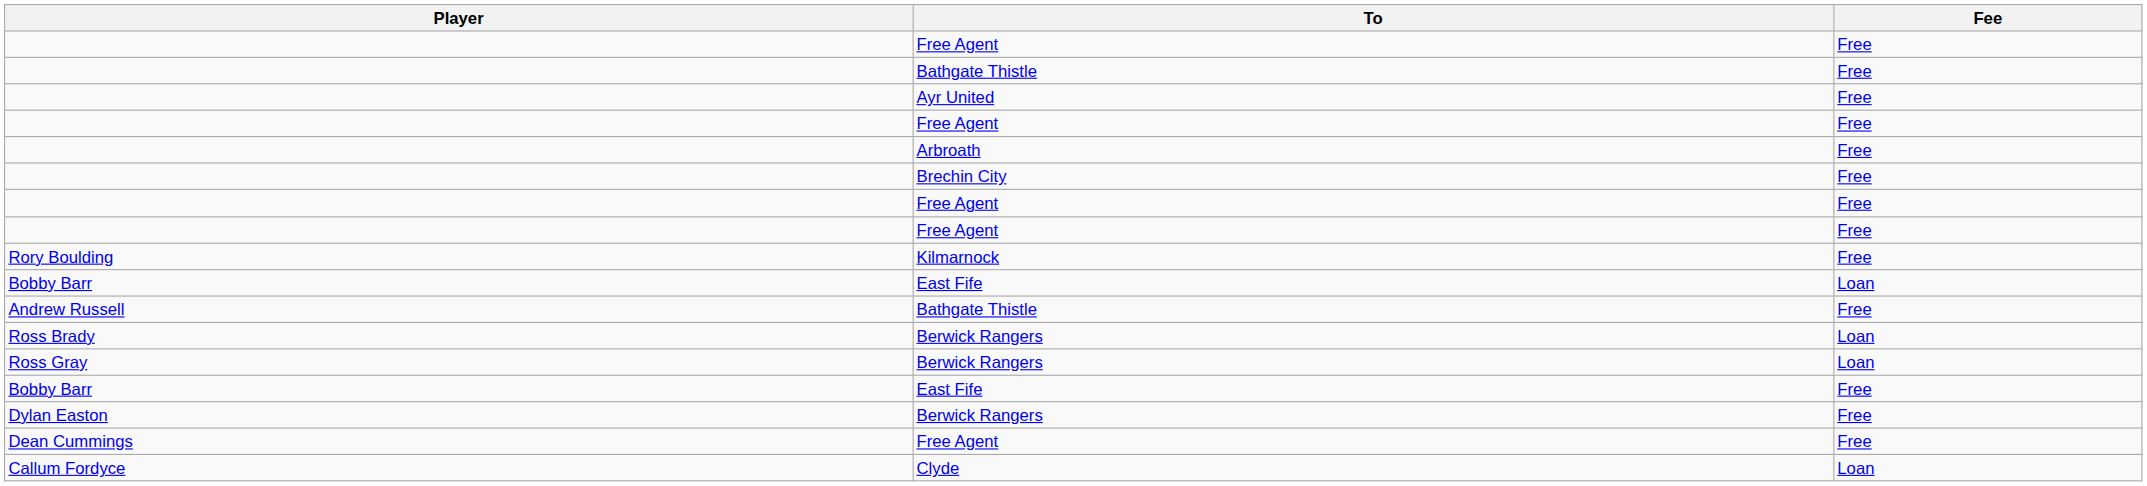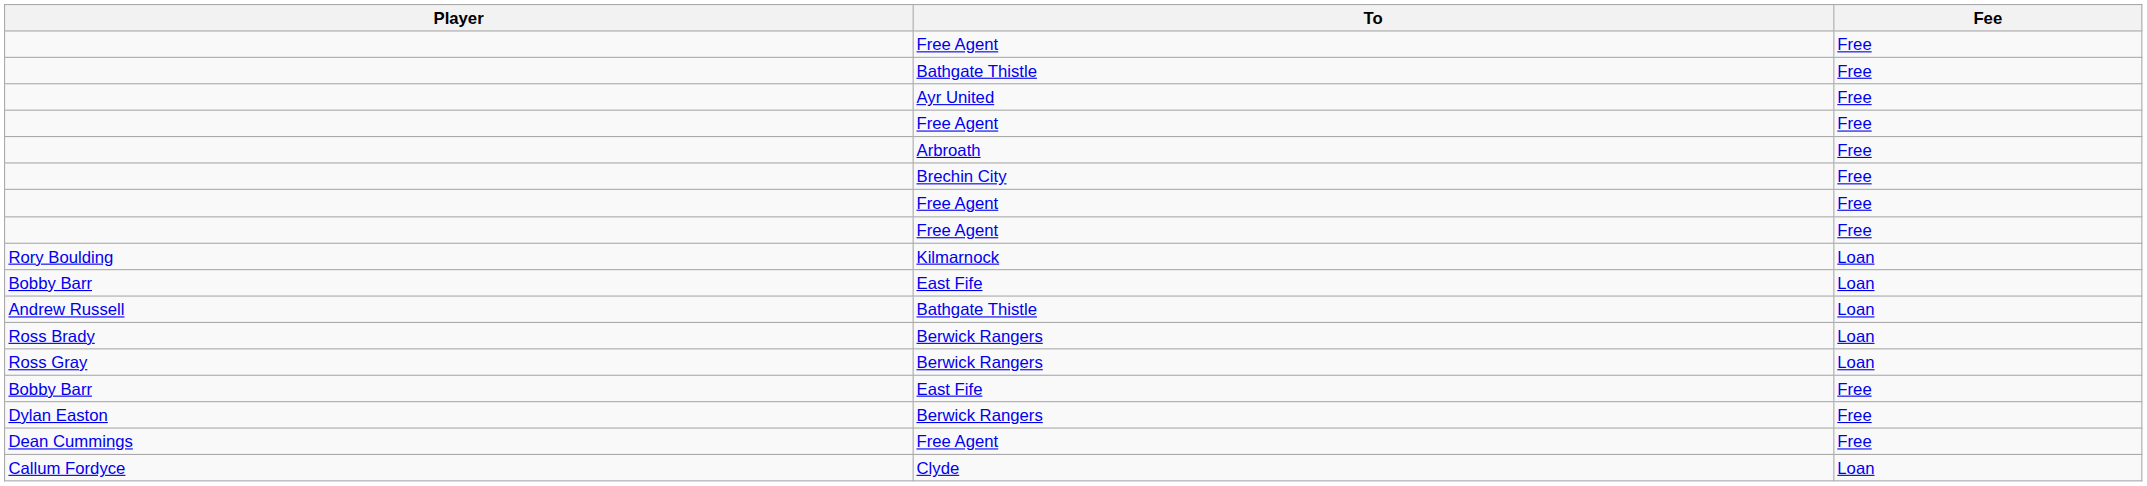(1855, 256) Free -> (1856, 256) Loan
(1855, 309) Free -> (1856, 309) Loan
